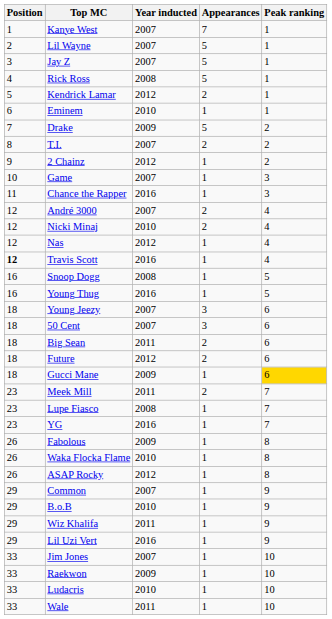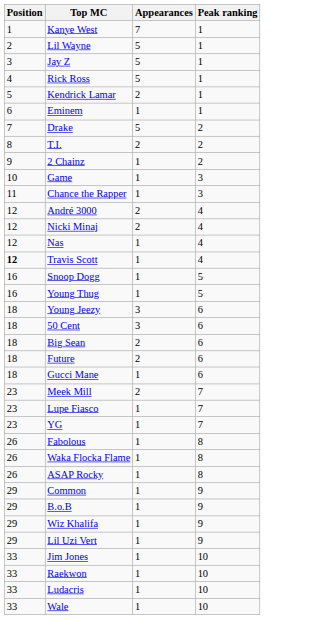- column: (166, 12)
(267, 375) gold background -> (200, 375) no background
